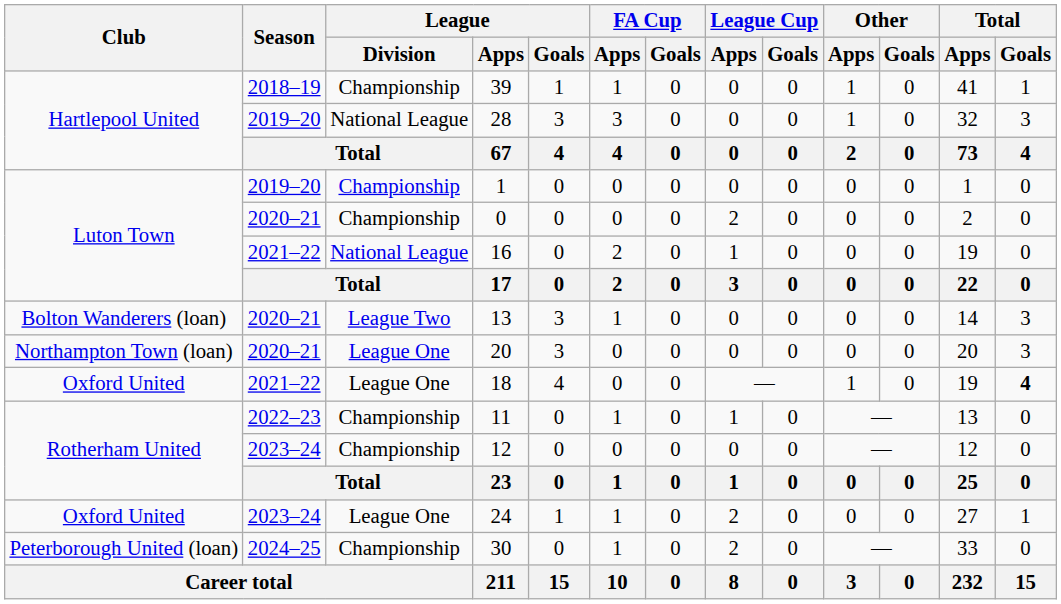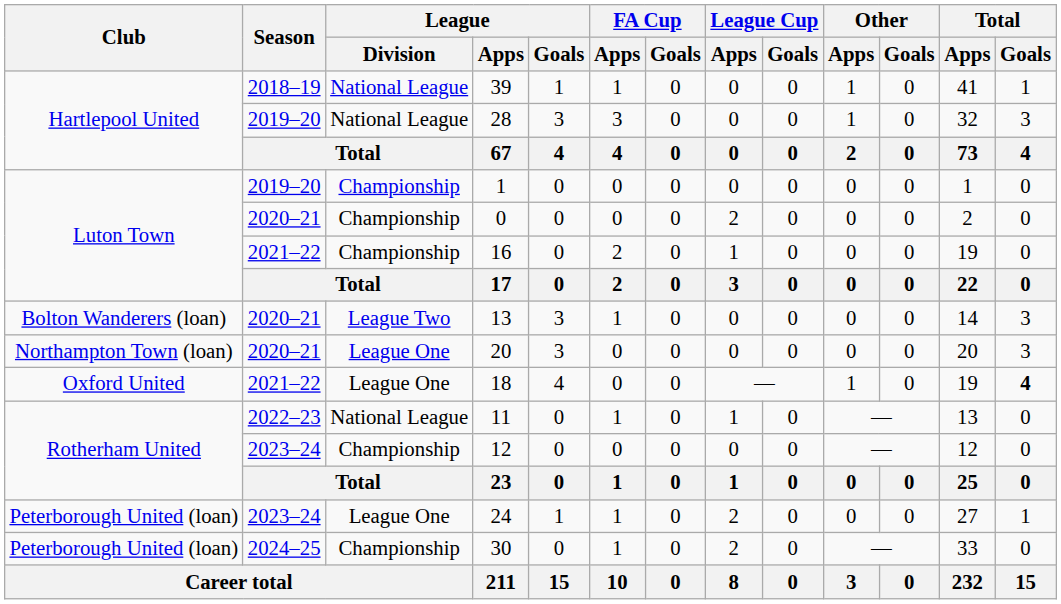(399, 86) Championship -> (399, 86) National League
(399, 251) National League -> (399, 251) Championship
(399, 416) Championship -> (399, 416) National League
(124, 515) Oxford United -> (124, 515) Peterborough United (loan)
